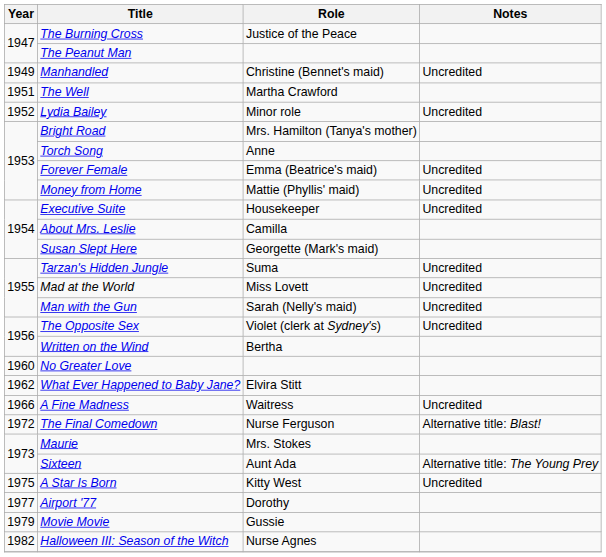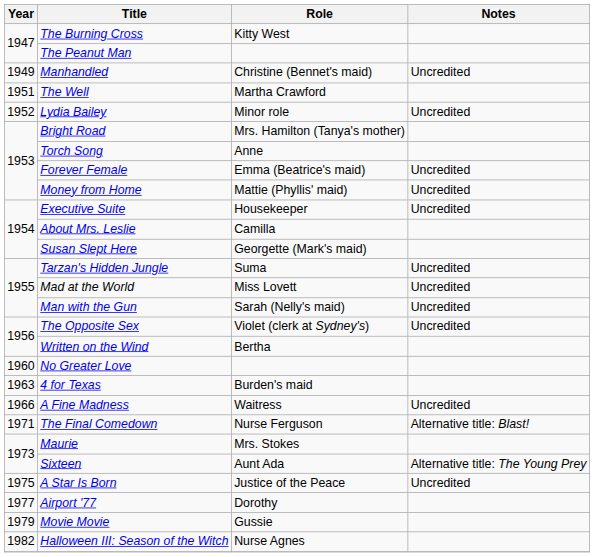(301, 33) Justice of the Peace -> (262, 33) Kitty West
- row: (140, 385)
+ row: (71, 385)
(21, 424) 1972 -> (21, 424) 1971
(274, 483) Kitty West -> (290, 483) Justice of the Peace
